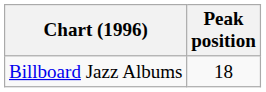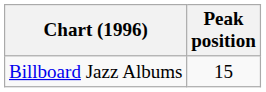(223, 71) 18 -> (223, 71) 15
